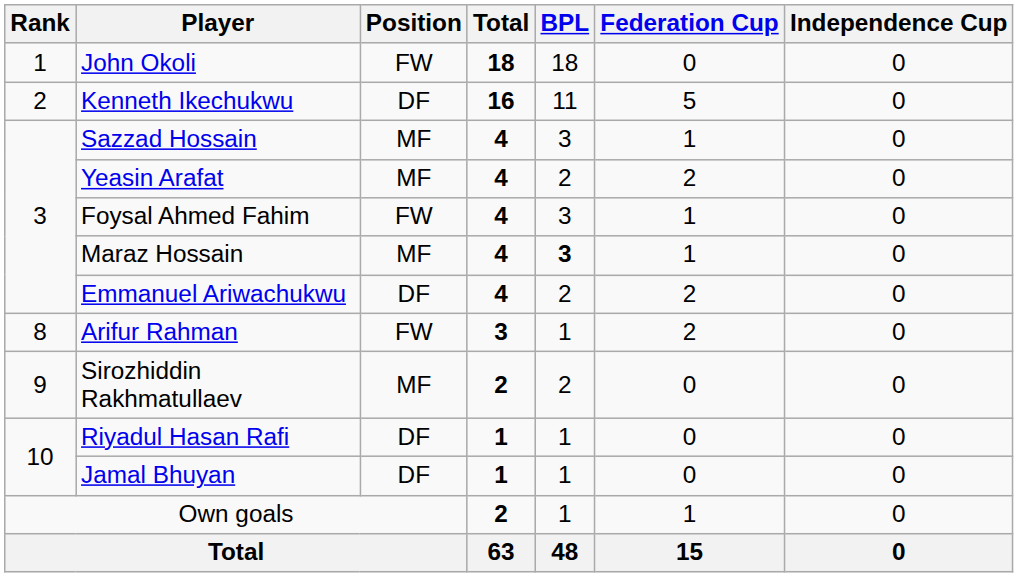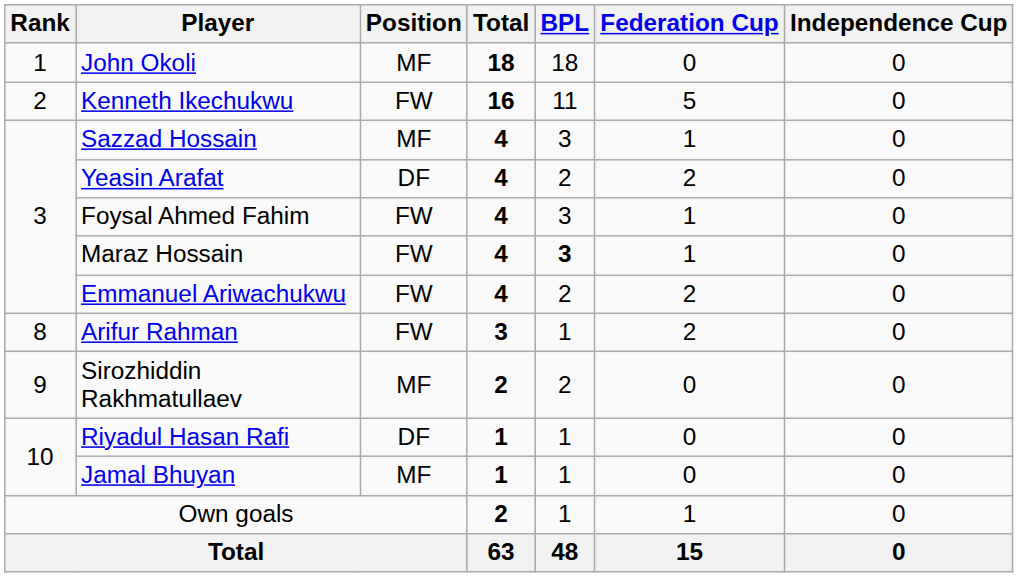(414, 62) FW -> (414, 62) MF
(414, 100) DF -> (414, 100) FW
(414, 178) MF -> (414, 178) DF
(414, 255) MF -> (414, 255) FW
(414, 293) DF -> (414, 293) FW
(414, 475) DF -> (414, 475) MF
